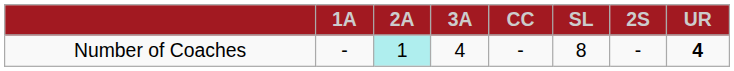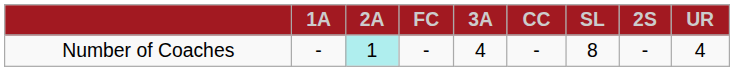+ column: (426, 19)
(698, 50) bold -> (700, 50) normal
